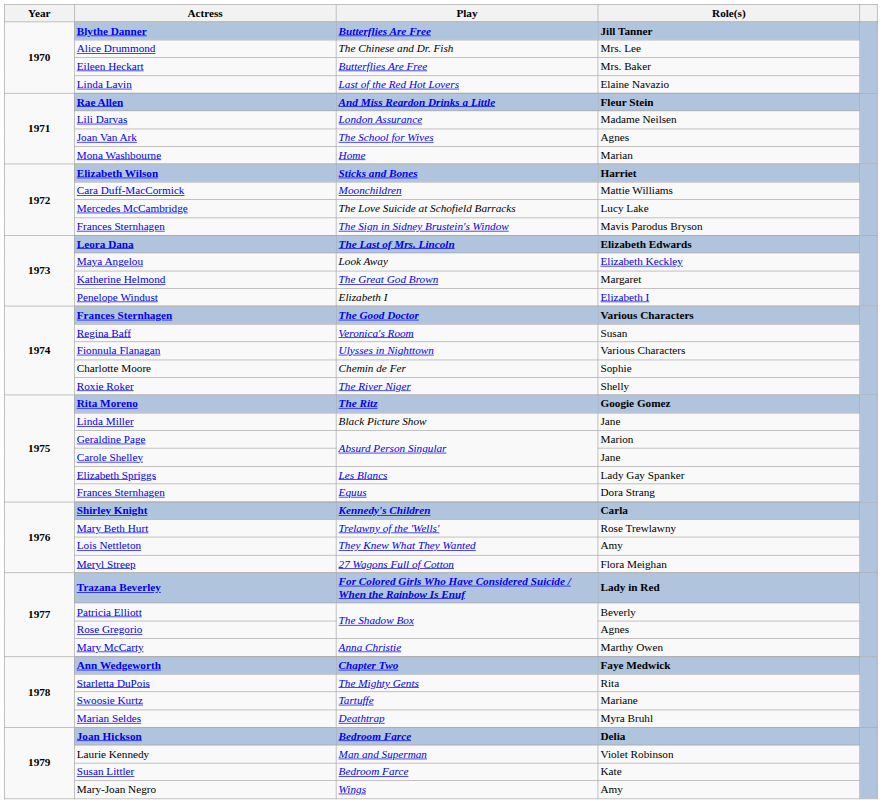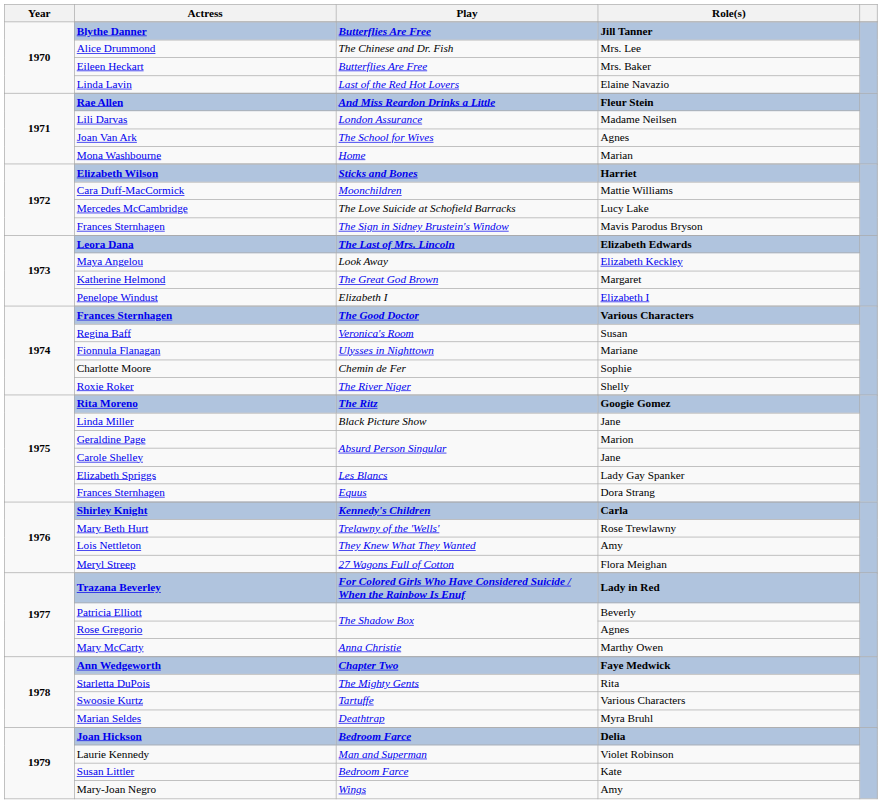(643, 350) Various Characters -> (619, 350) Mariane
(619, 700) Mariane -> (643, 700) Various Characters
